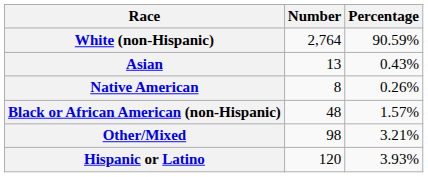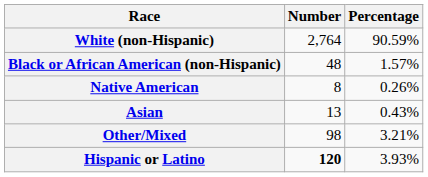rows swapped: (144, 111) <-> (144, 64)
(330, 159) normal -> (330, 159) bold
